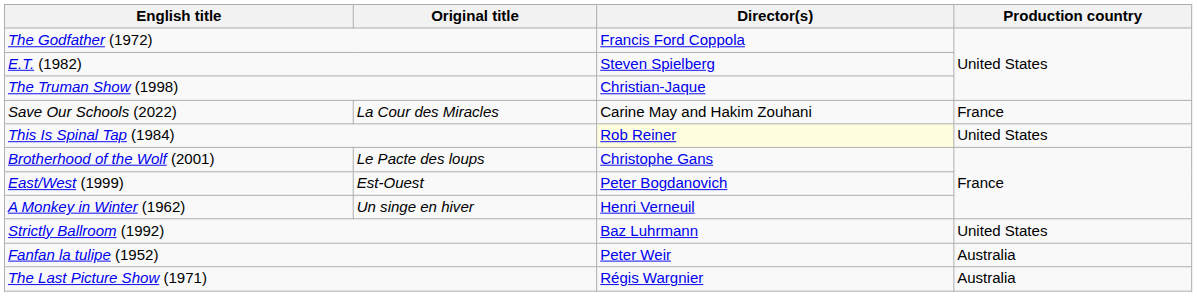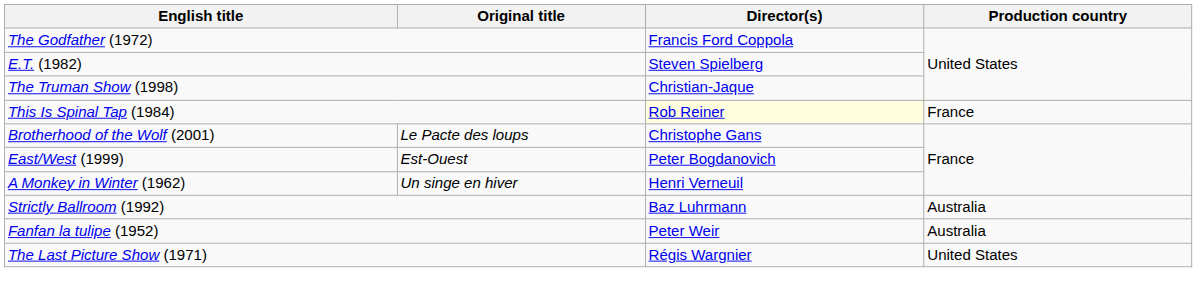- row: (92, 111)
(1002, 135) United States -> (951, 111) France
(1002, 231) United States -> (957, 207) Australia
(986, 278) Australia -> (972, 254) United States
